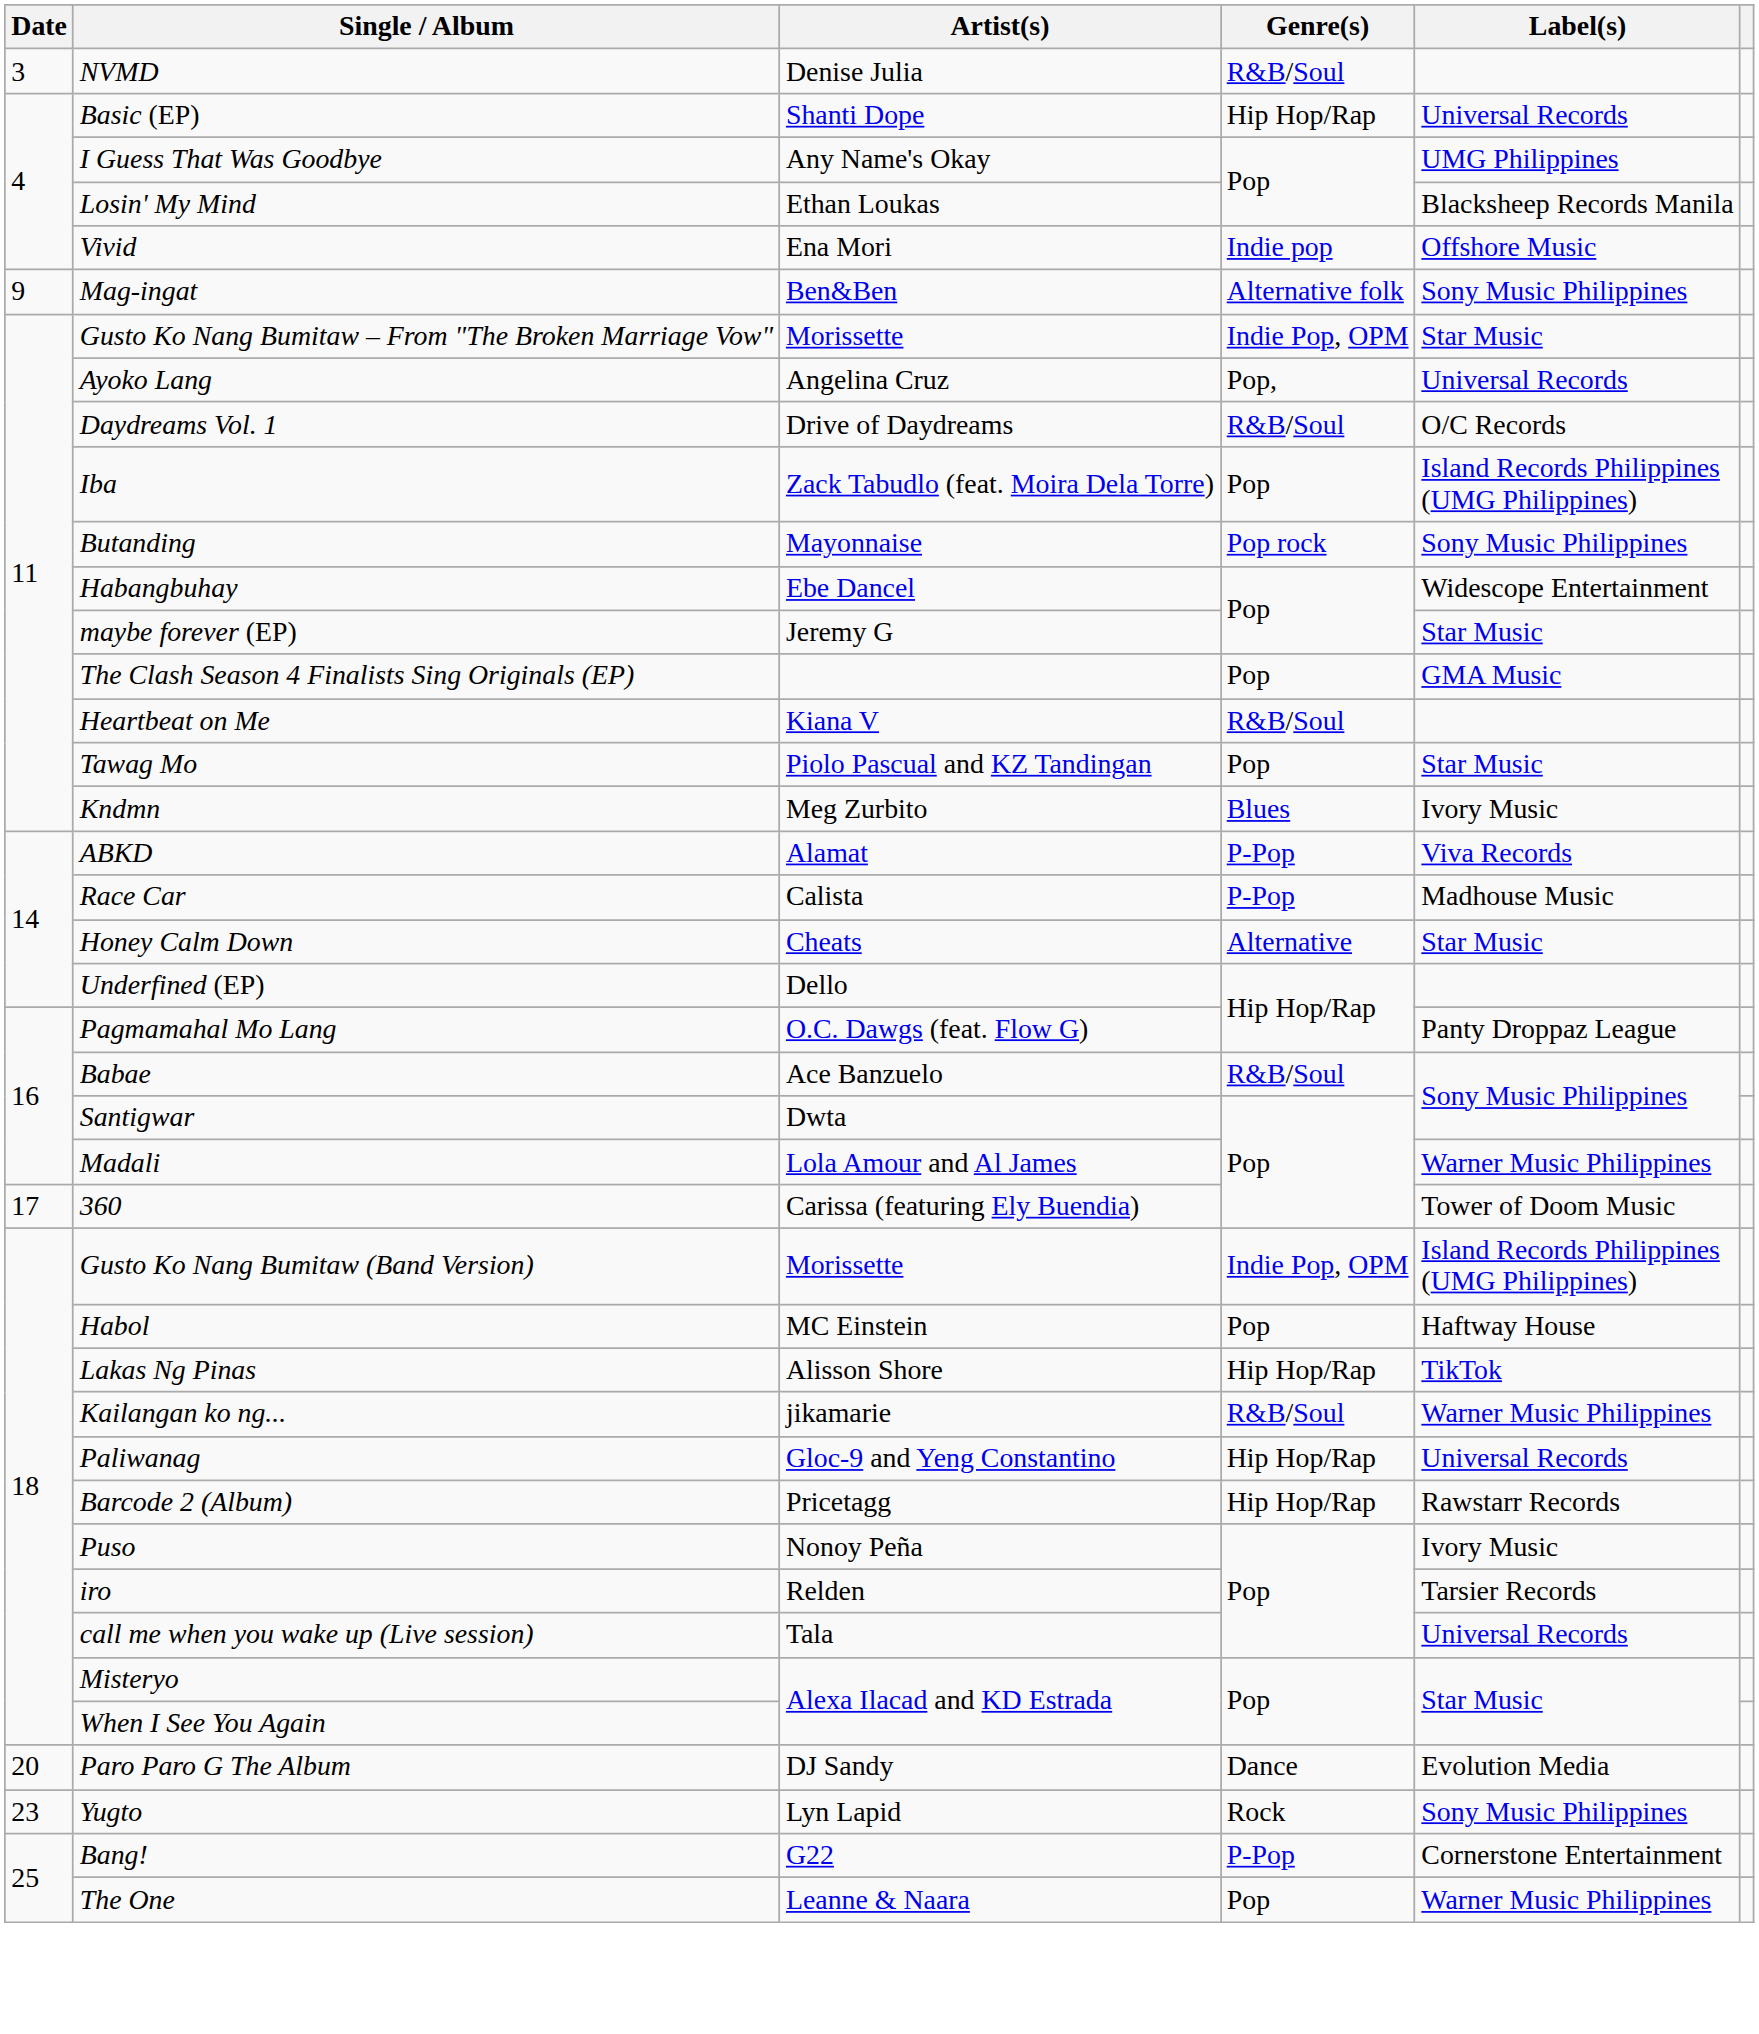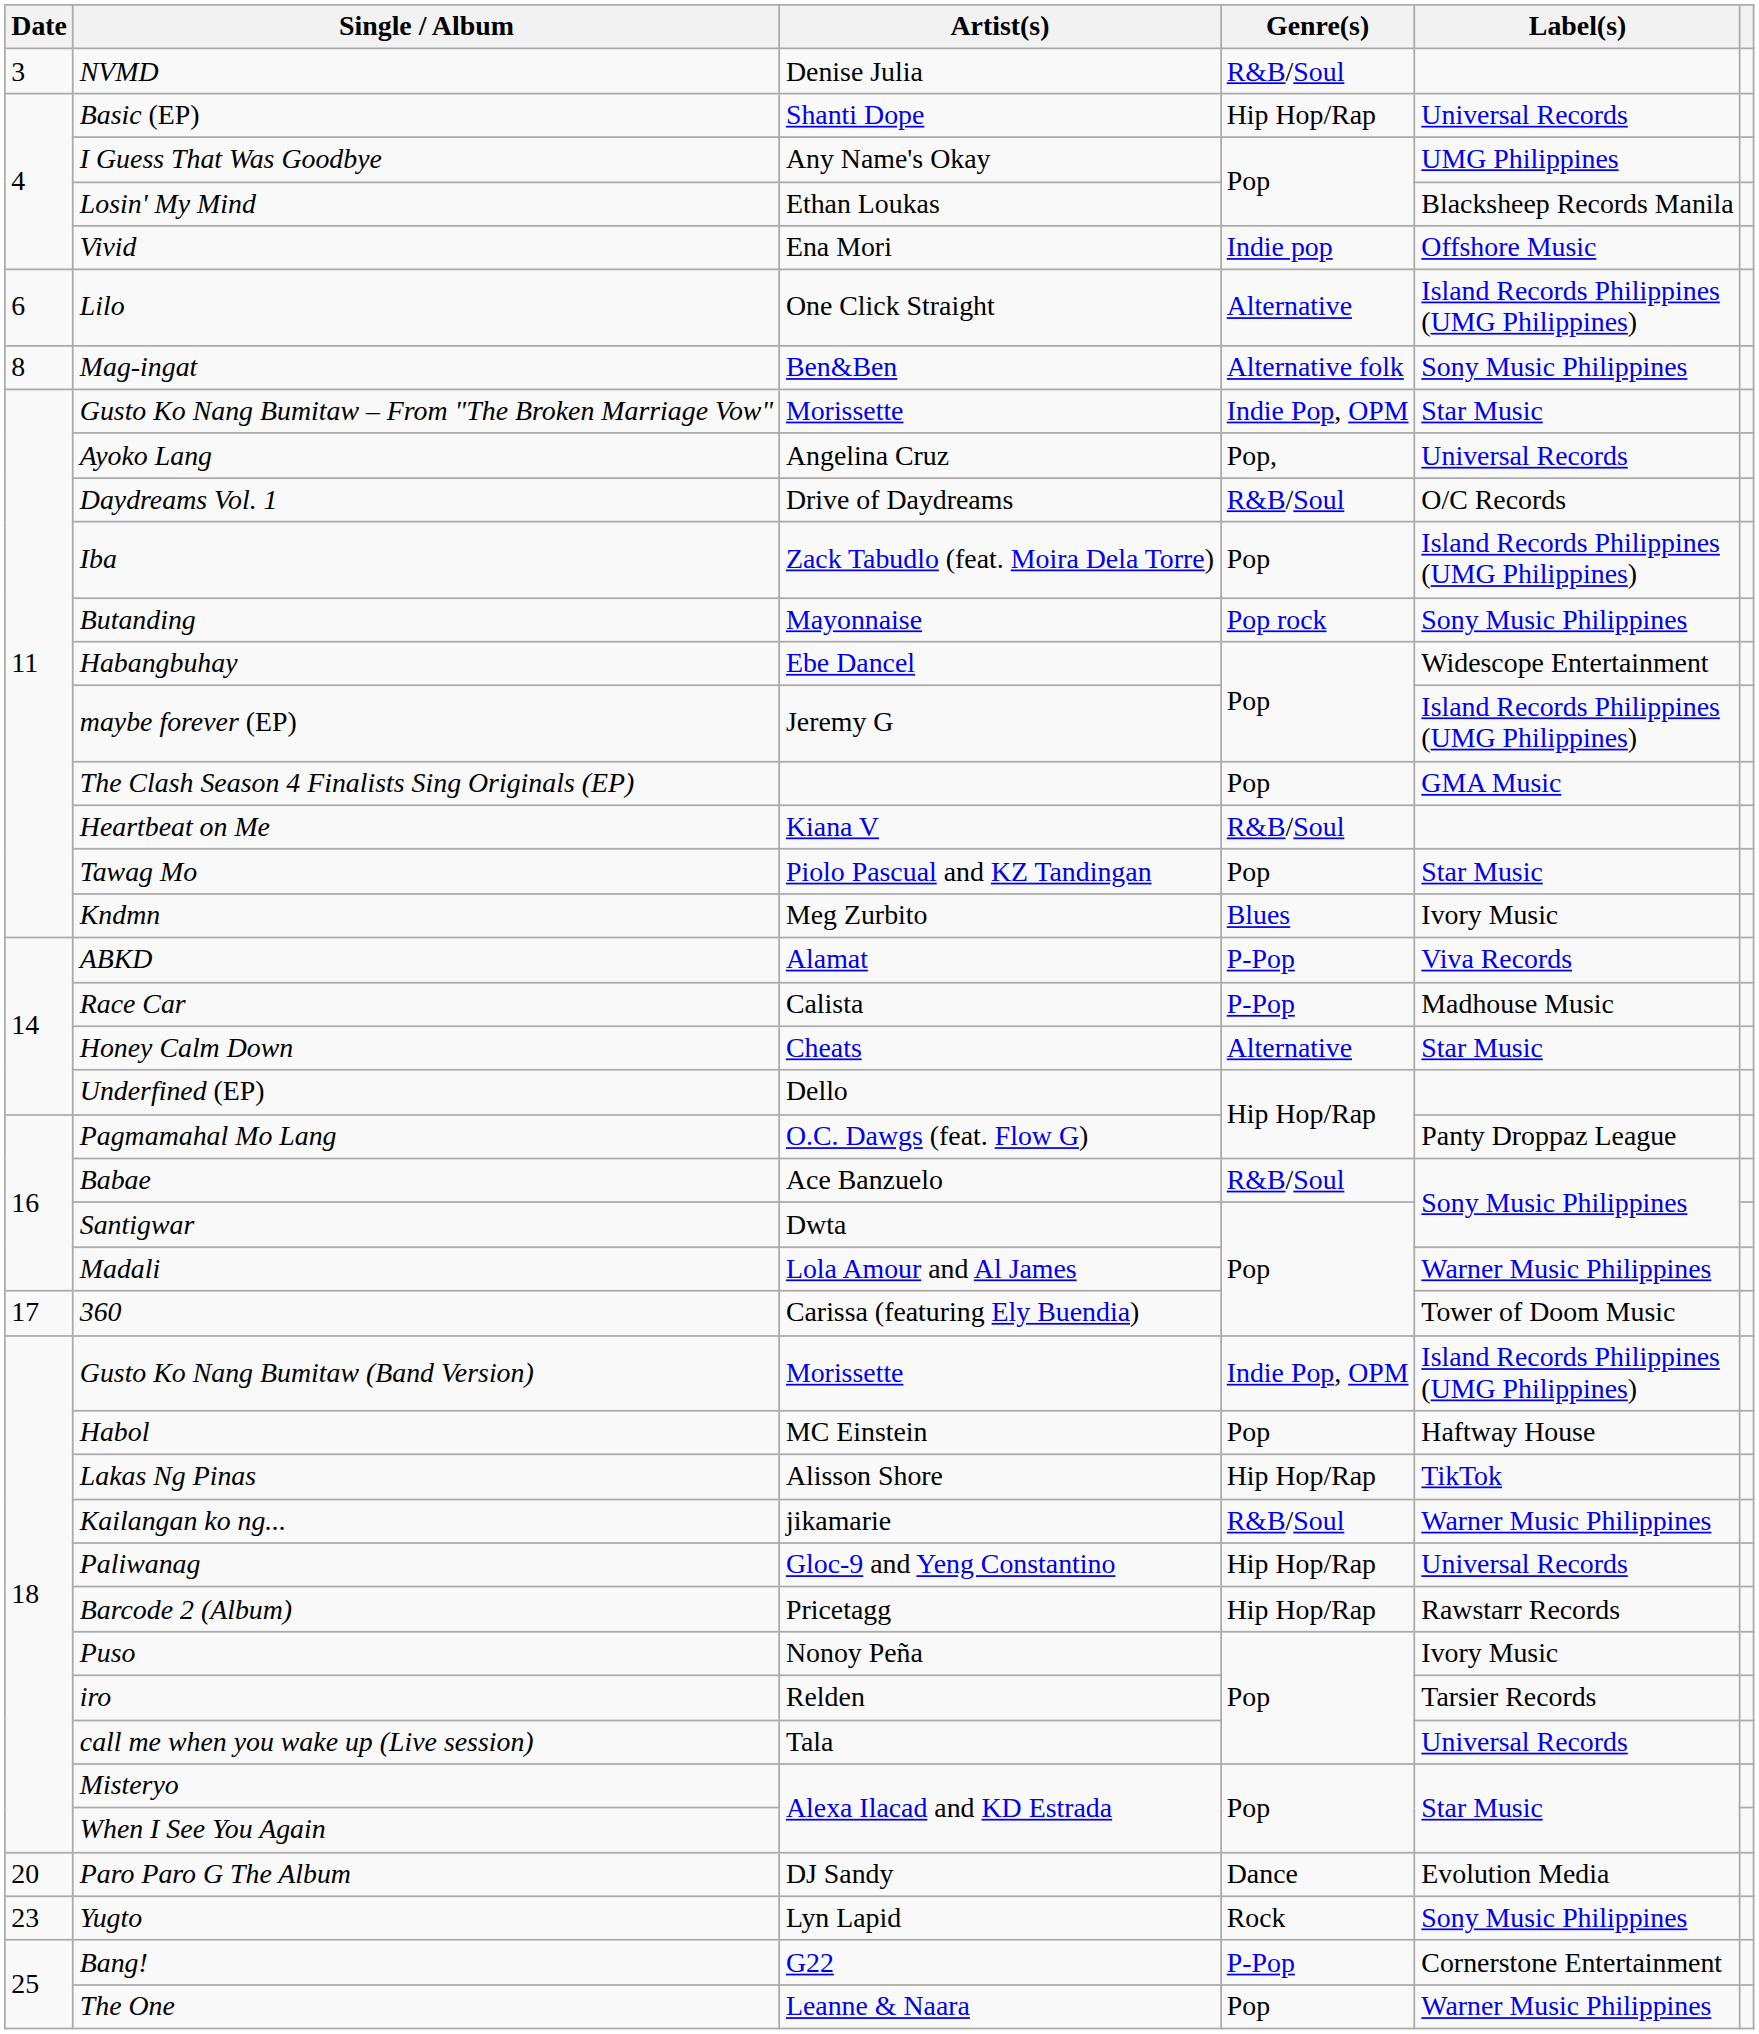+ row: (102, 307)
(18, 291) 9 -> (18, 366) 8
(1482, 631) Star Music -> (1571, 723) Island Records Philippines (UMG Philippines)
